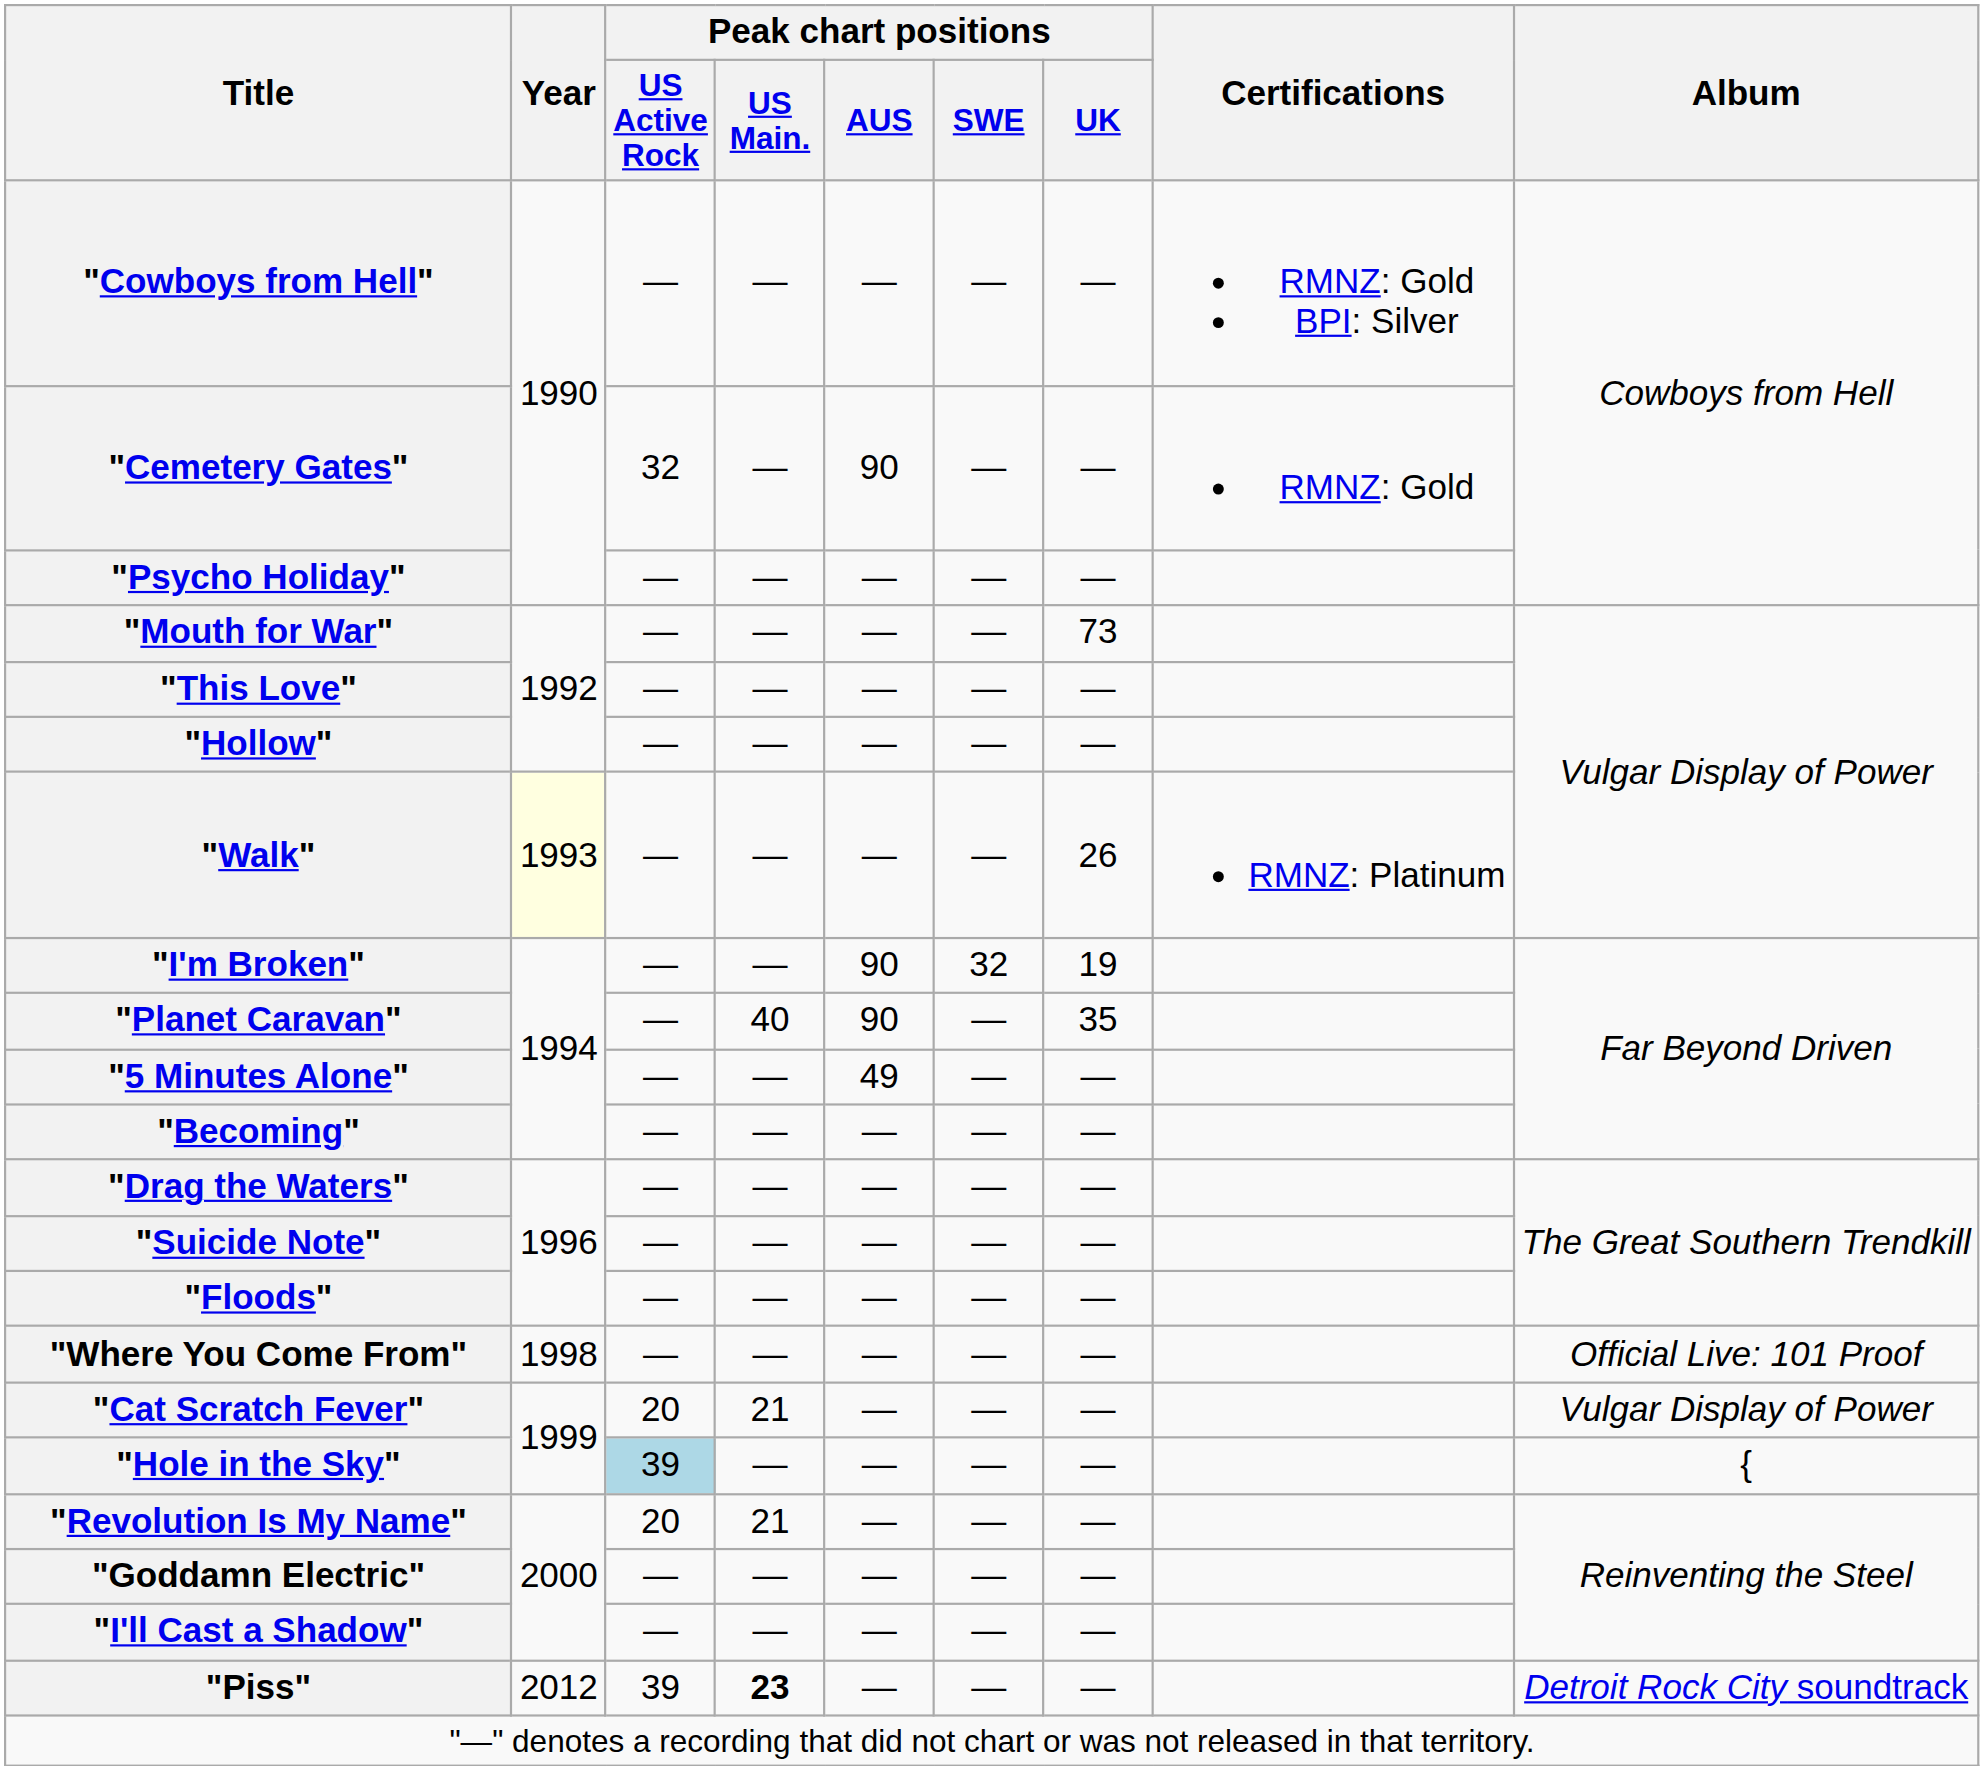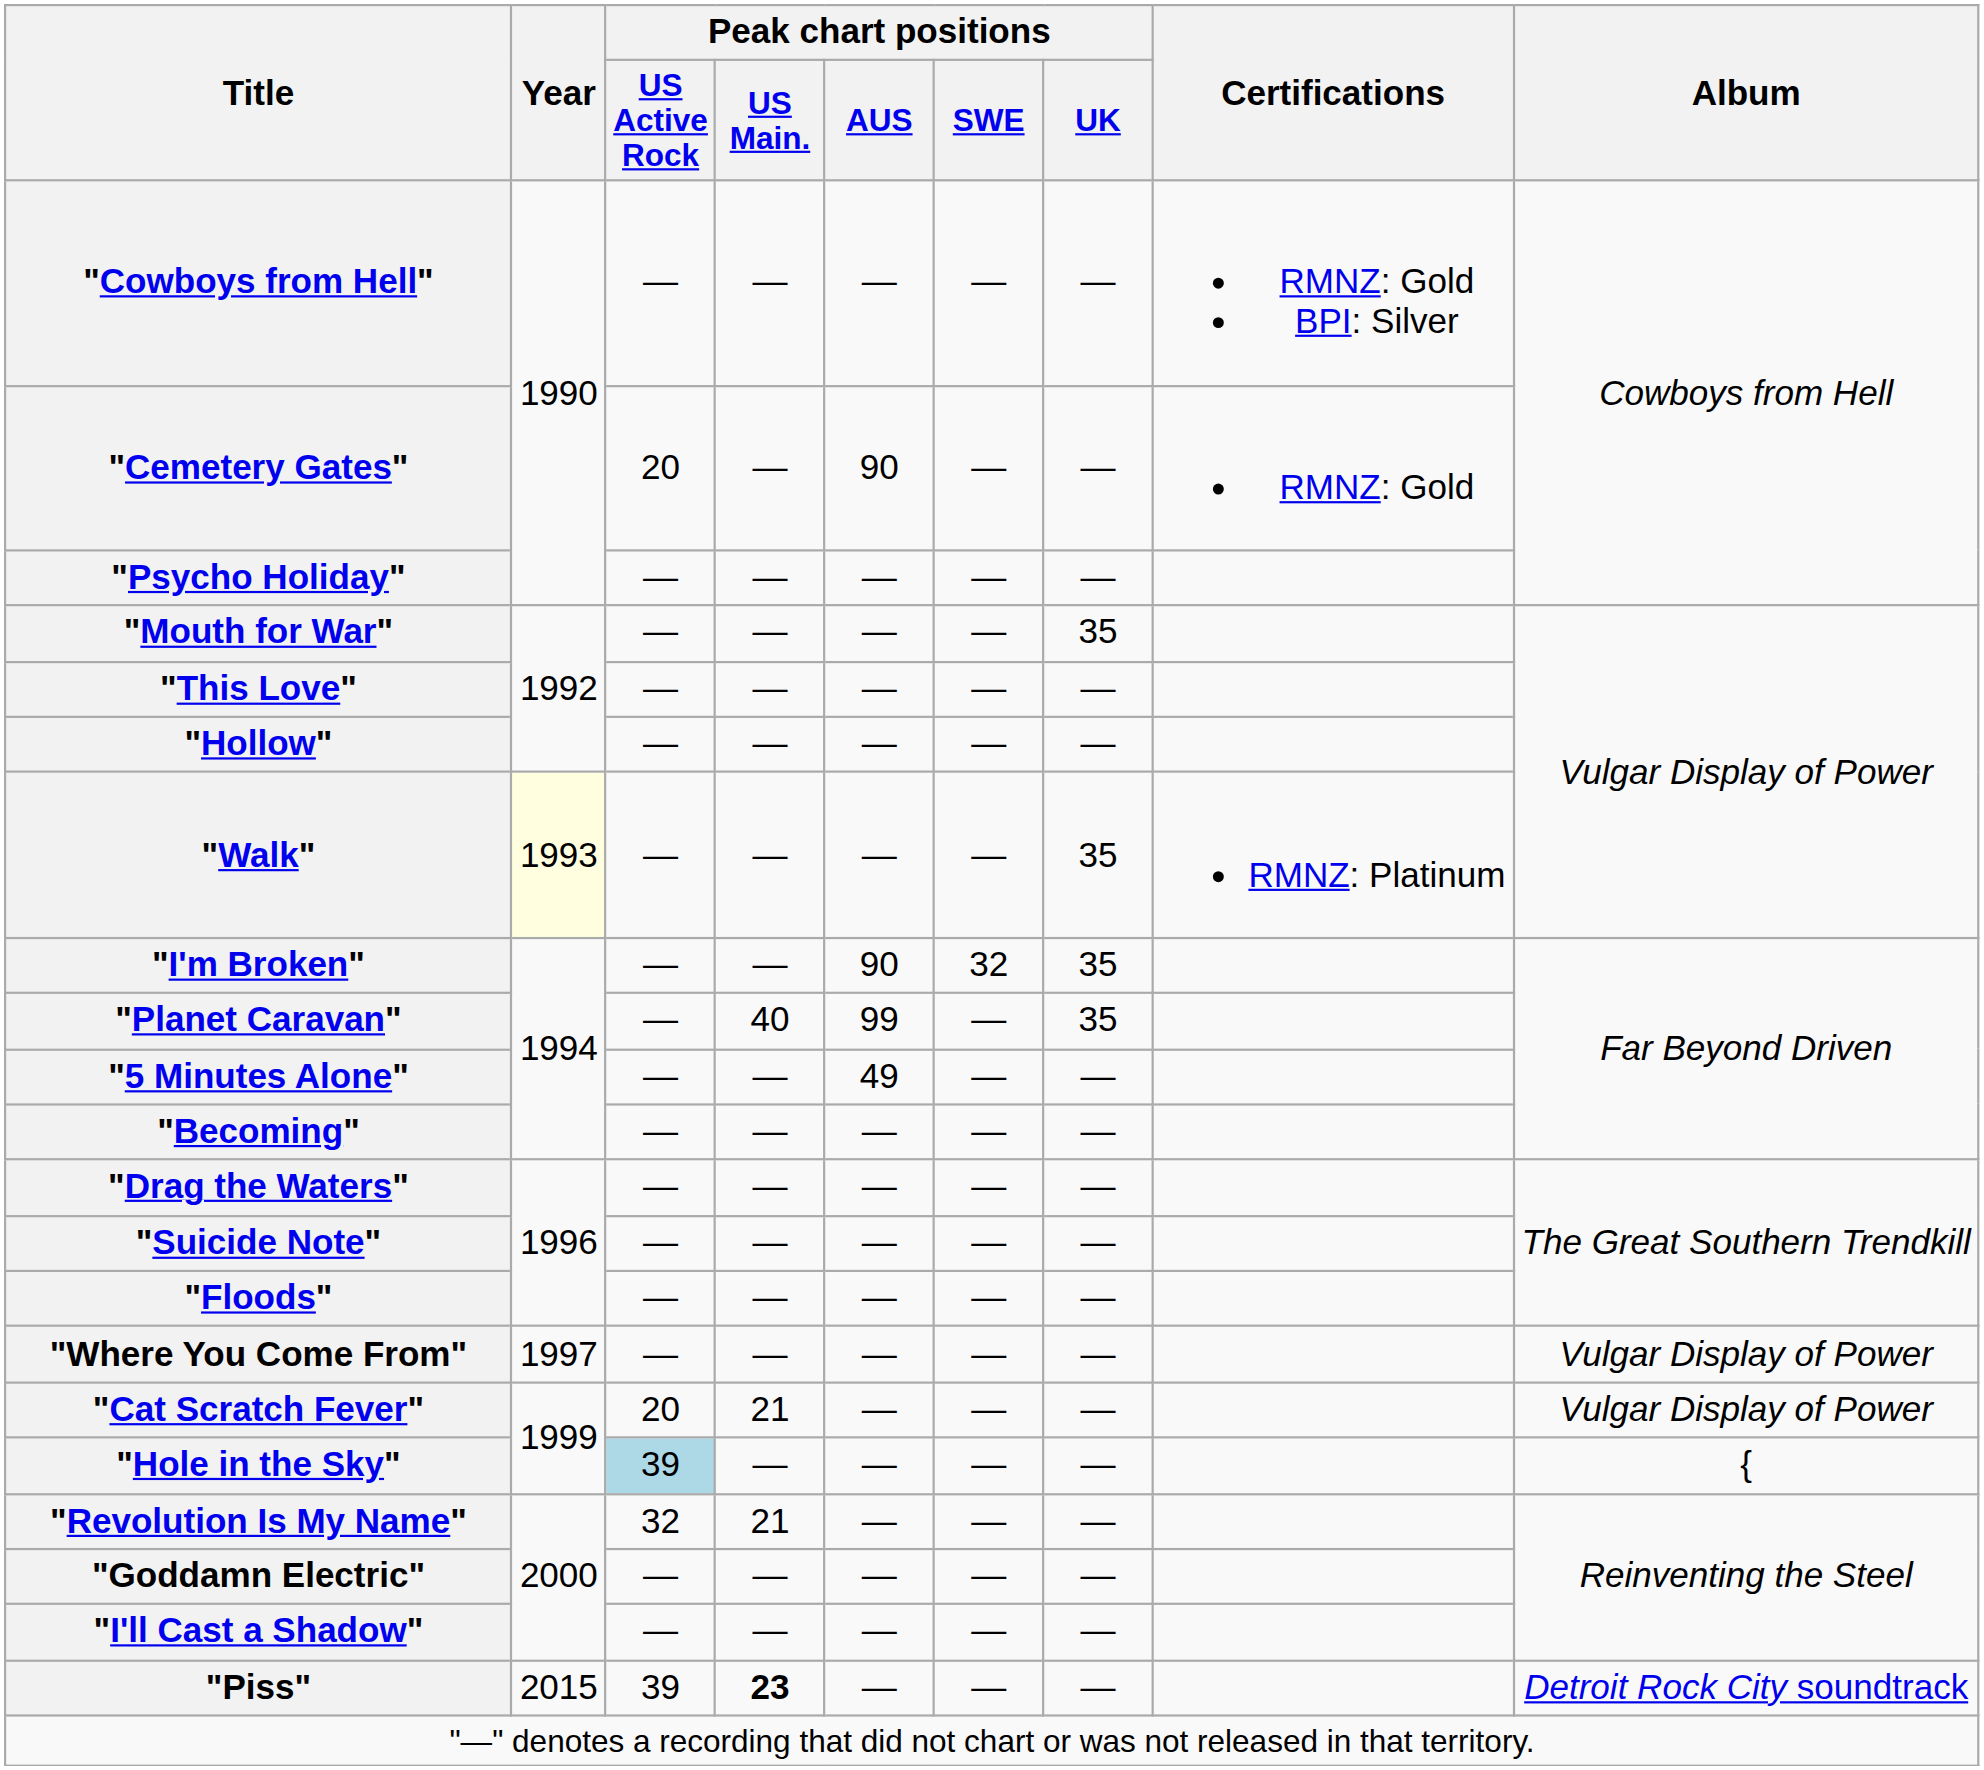(661, 467) 32 -> (661, 467) 20
(1098, 632) 73 -> (1098, 632) 35
(1098, 854) 26 -> (1098, 854) 35
(1098, 964) 19 -> (1098, 964) 35
(879, 1020) 90 -> (879, 1020) 99
(559, 1353) 1998 -> (559, 1353) 1997
(1746, 1353) Official Live: 101 Proof -> (1746, 1353) Vulgar Display of Power
(661, 1520) 20 -> (661, 1520) 32
(559, 1687) 2012 -> (559, 1687) 2015
